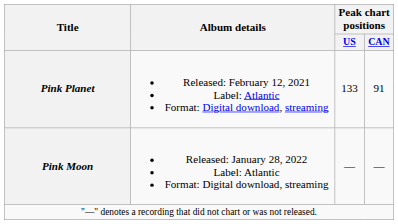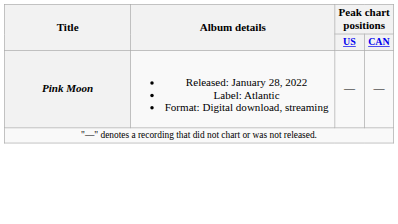- row: (68, 89)
